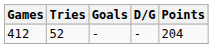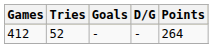(172, 34) 204 -> (172, 34) 264
